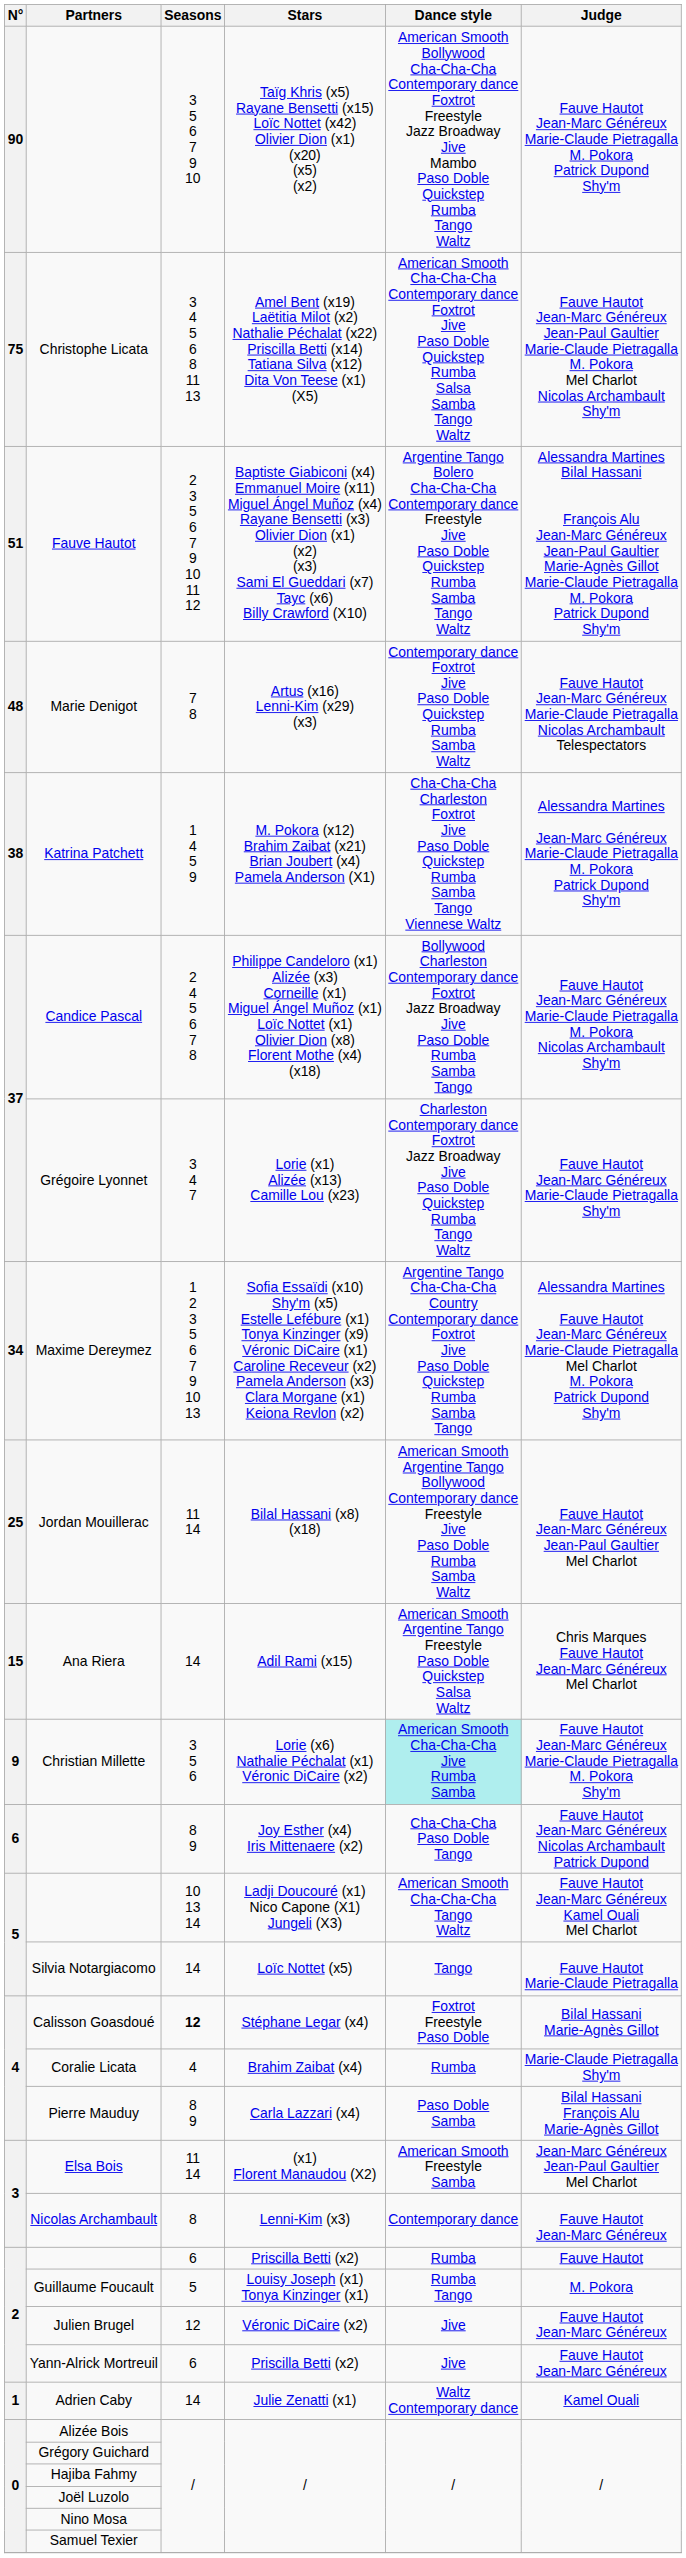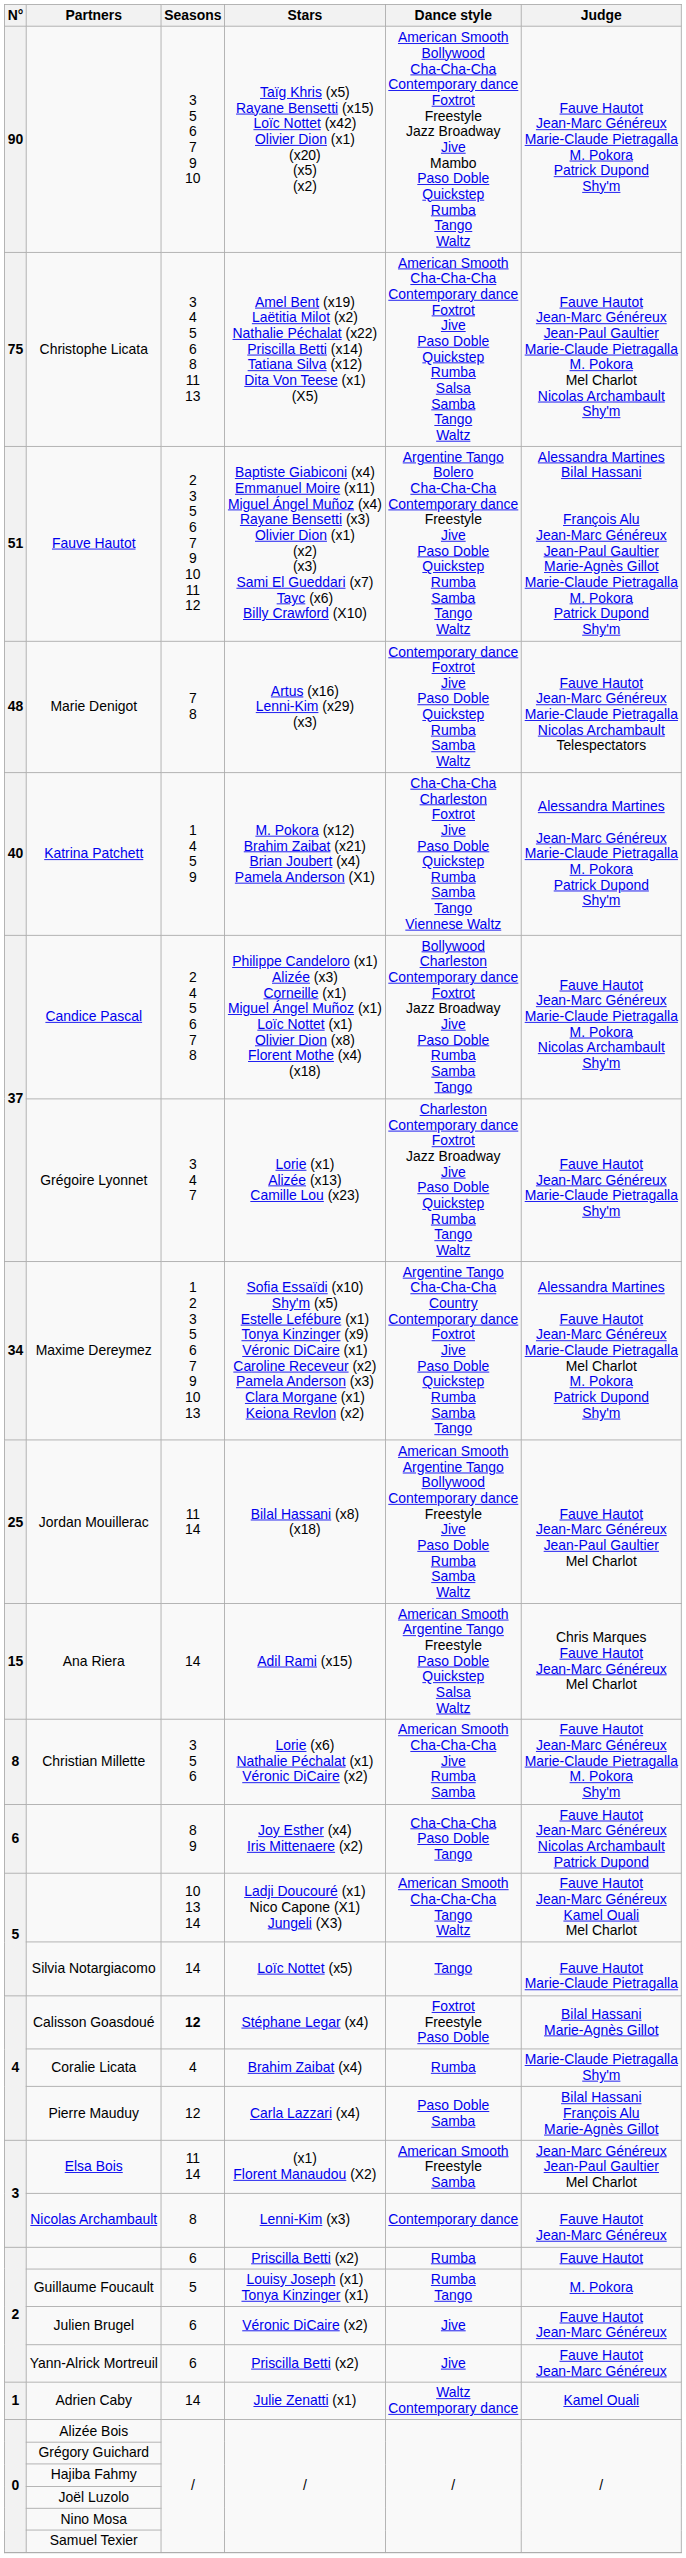(15, 854) 38 -> (15, 854) 40
(15, 1761) 9 -> (15, 1761) 8
(453, 1761) paleturquoise background -> (453, 1761) no background
(193, 2113) 8 9 -> (193, 2113) 12
(193, 2325) 12 -> (193, 2325) 6
